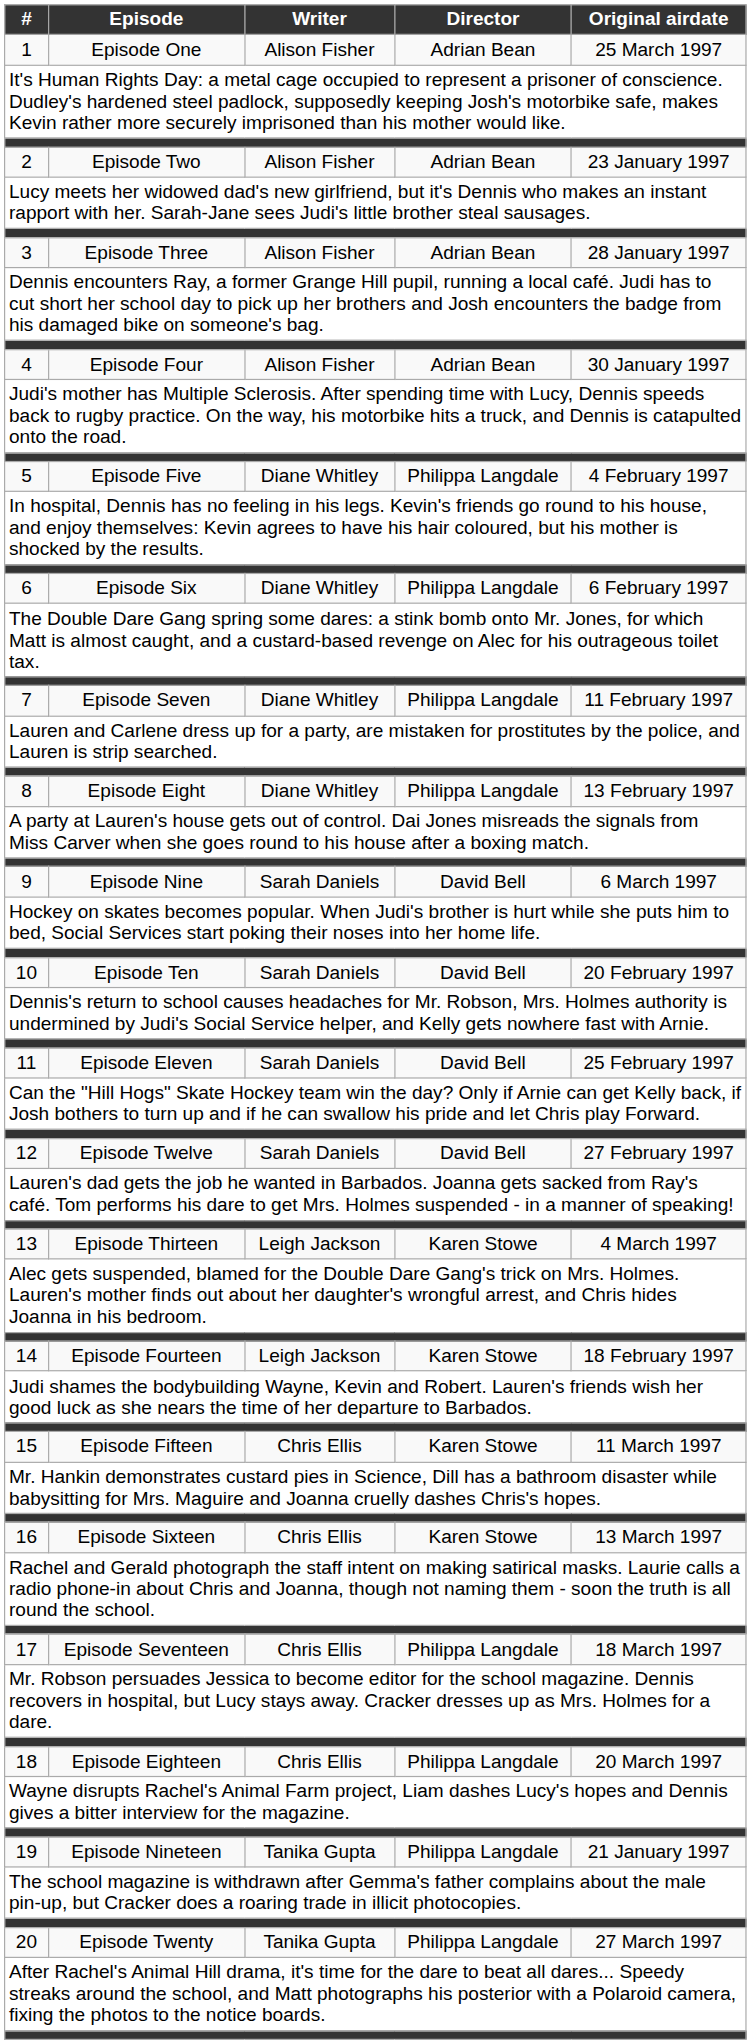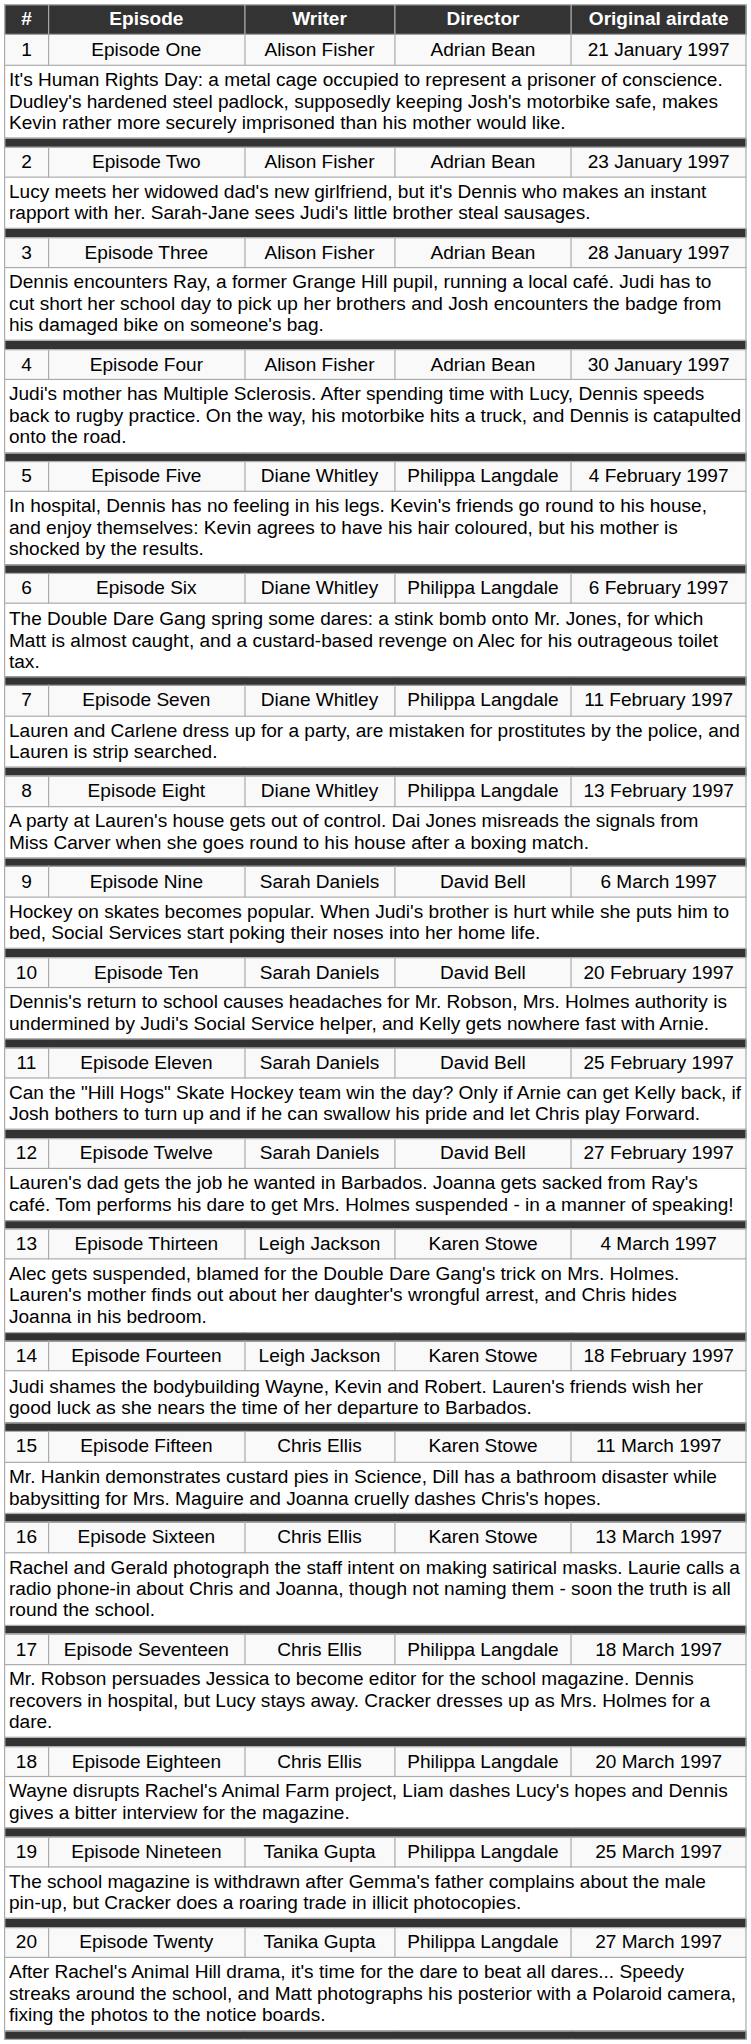(659, 49) 25 March 1997 -> (659, 49) 21 January 1997
(659, 1851) 21 January 1997 -> (659, 1851) 25 March 1997
